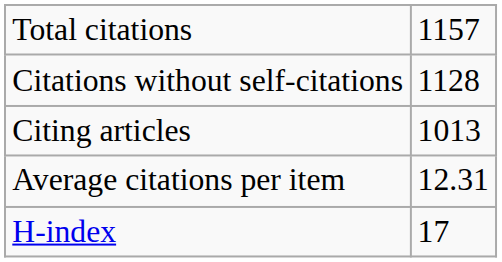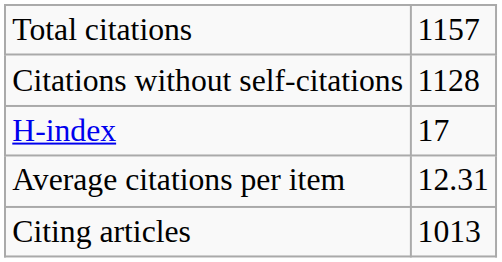rows swapped: (102, 130) <-> (64, 230)
